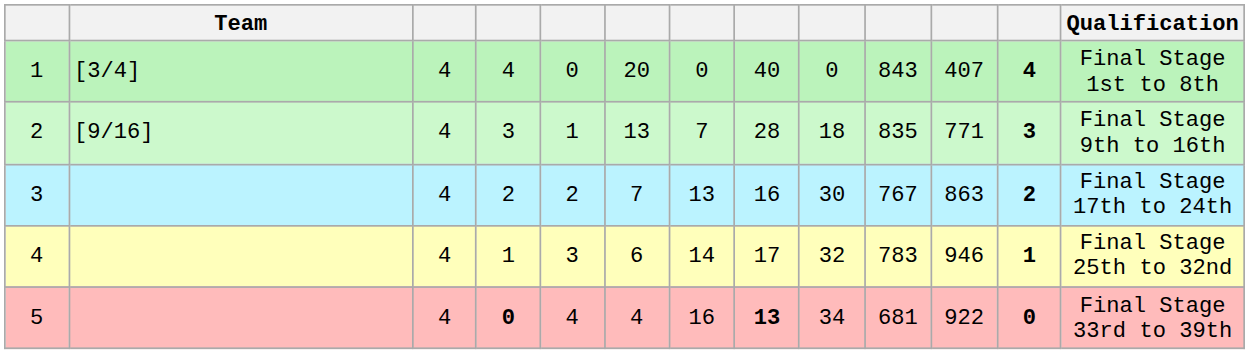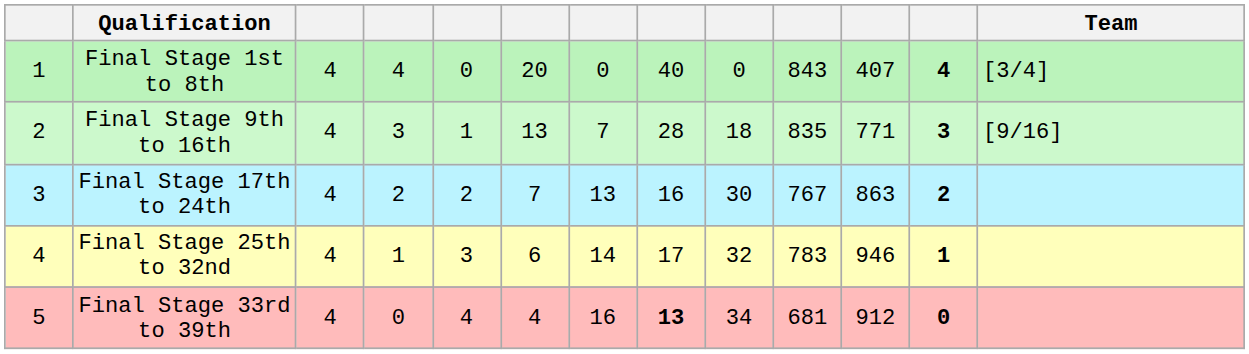columns swapped: (241, 23) <-> (1153, 23)
(508, 318) bold -> (398, 318) normal
(964, 318) 922 -> (875, 318) 912
